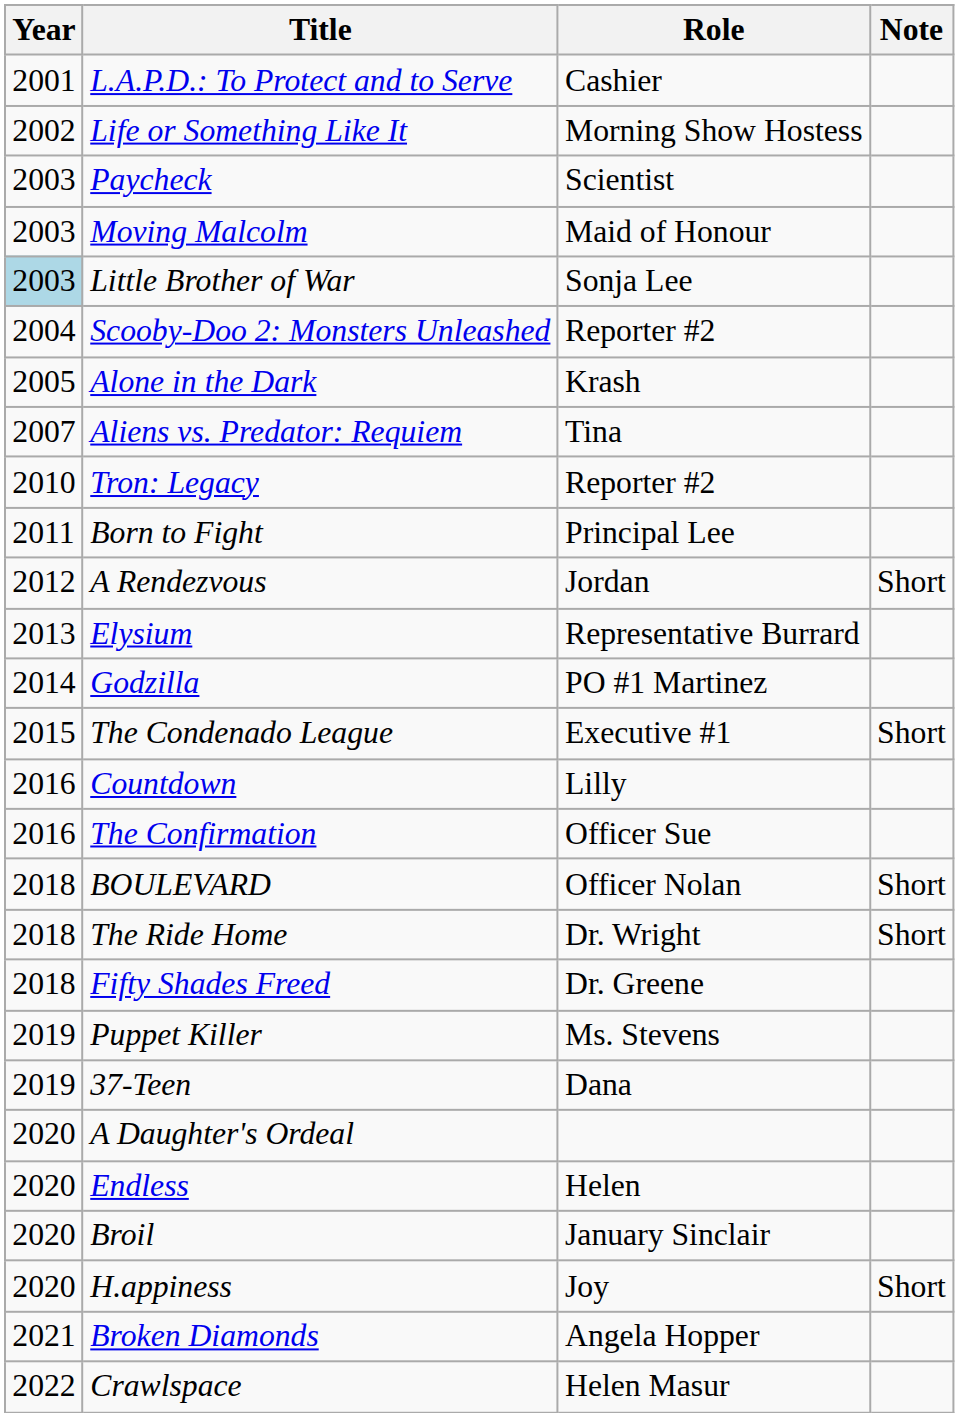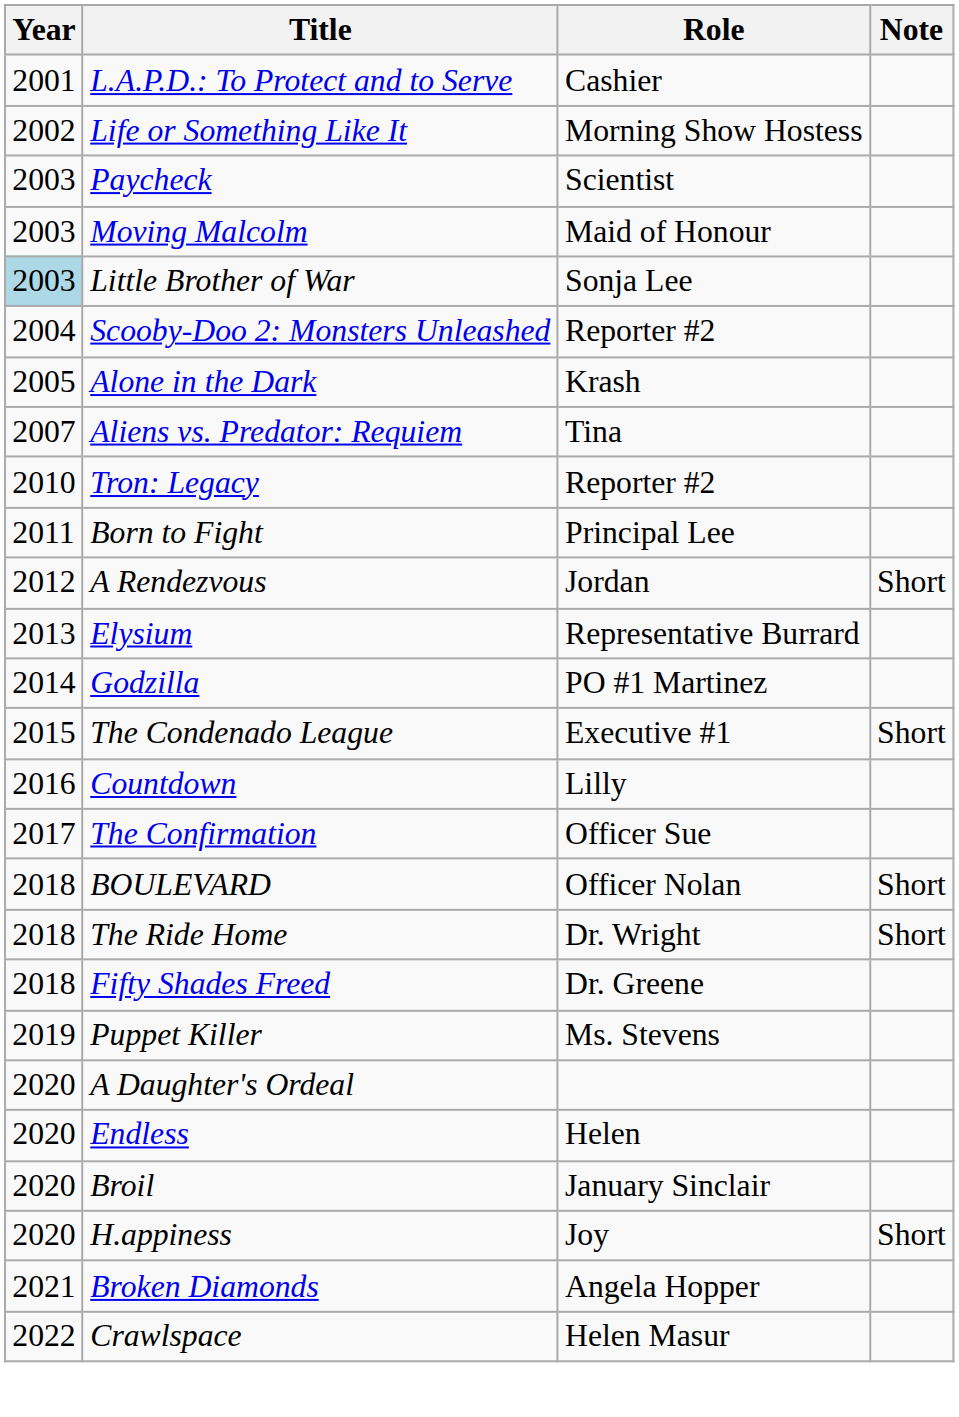(44, 833) 2016 -> (44, 833) 2017
- row: (141, 1084)
